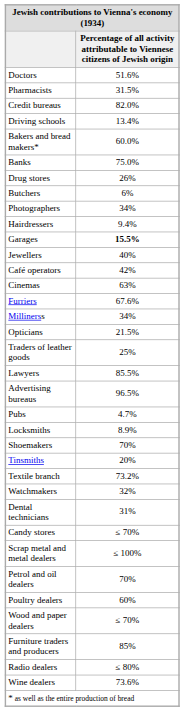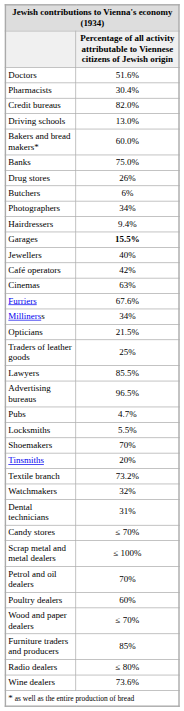(127, 90) 31.5% -> (127, 90) 30.4%
(127, 121) 13.4% -> (127, 121) 13.0%
(127, 430) 8.9% -> (127, 430) 5.5%
